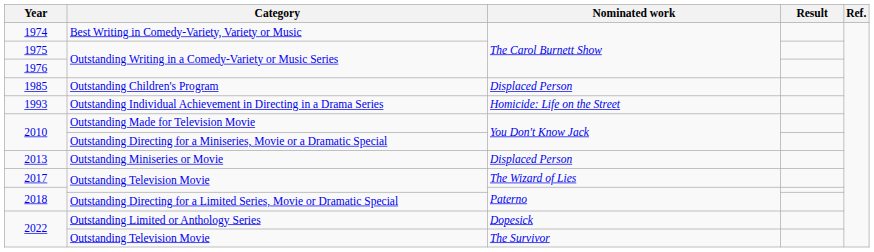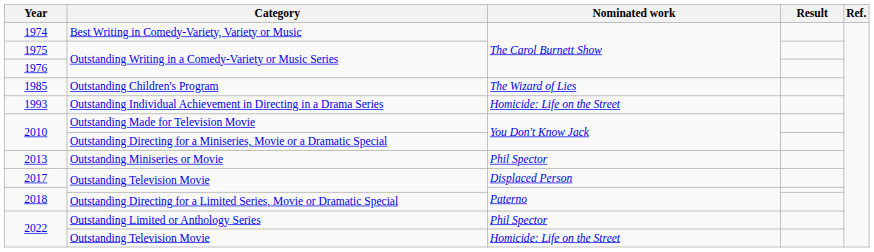(531, 86) Displaced Person -> (533, 86) The Wizard of Lies
(531, 159) Displaced Person -> (519, 159) Phil Spector
(533, 178) The Wizard of Lies -> (531, 178) Displaced Person
(511, 219) Dopesick -> (519, 219) Phil Spector
(520, 238) The Survivor -> (555, 238) Homicide: Life on the Street
